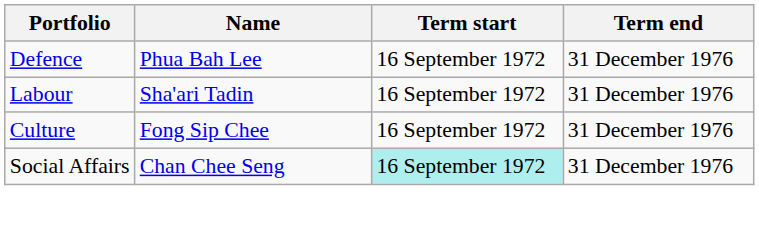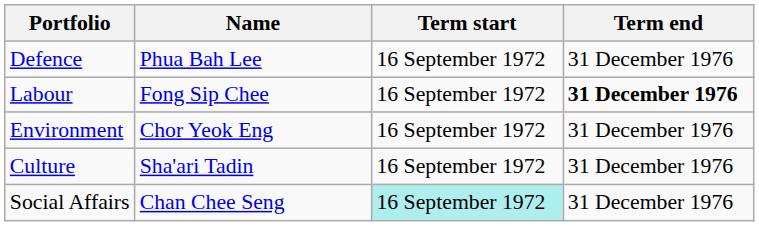(197, 94) Sha'ari Tadin -> (204, 94) Fong Sip Chee
(651, 94) normal -> (653, 94) bold
+ row: (67, 130)
(204, 130) Fong Sip Chee -> (197, 166) Sha'ari Tadin
